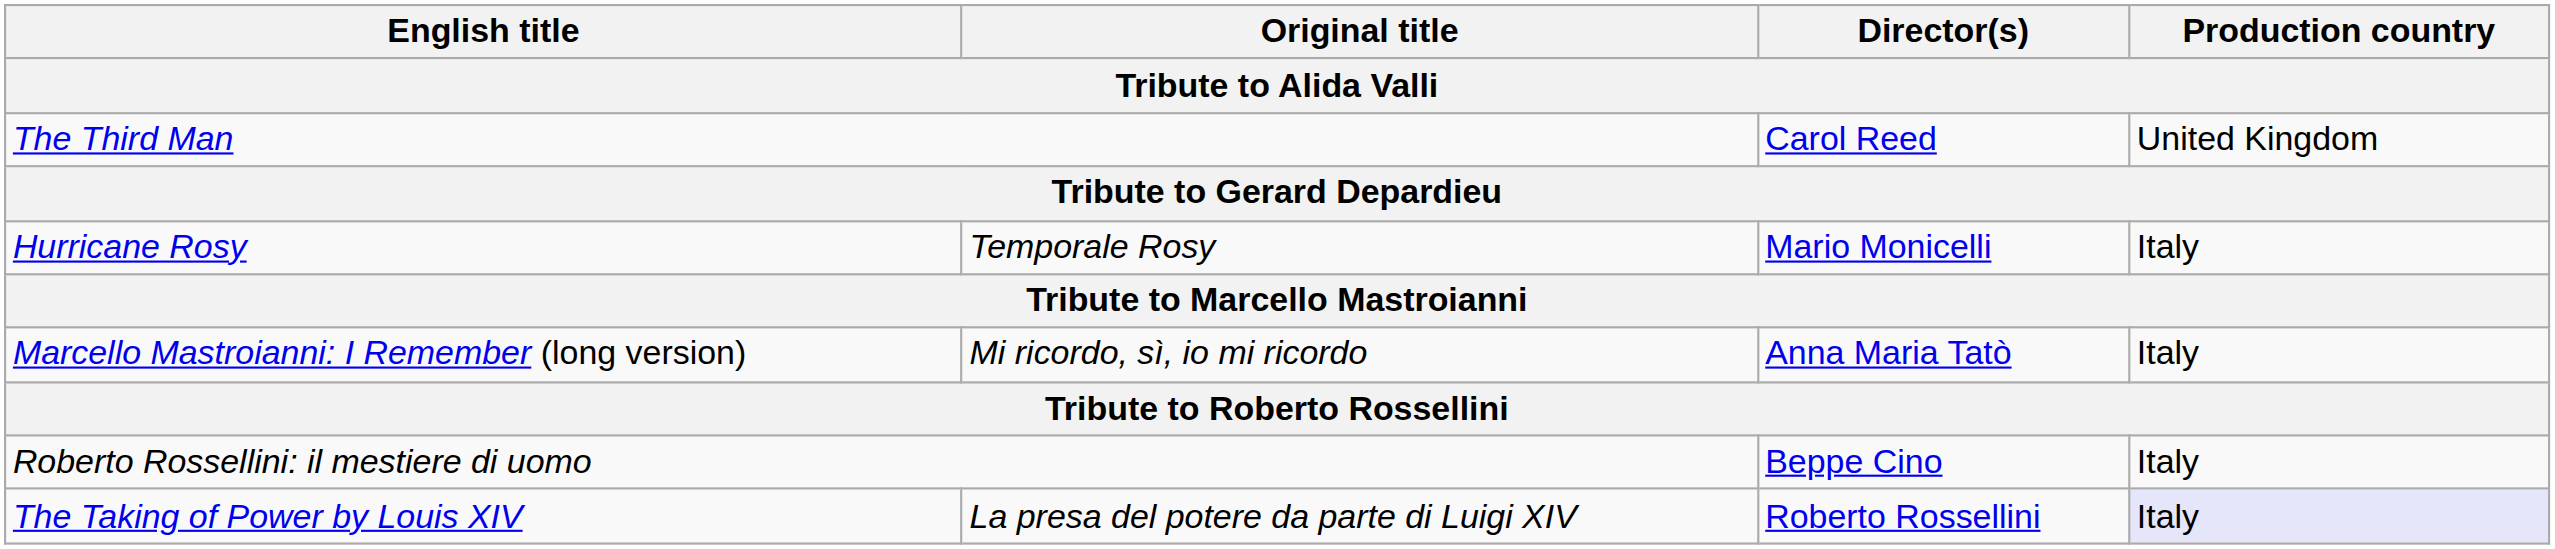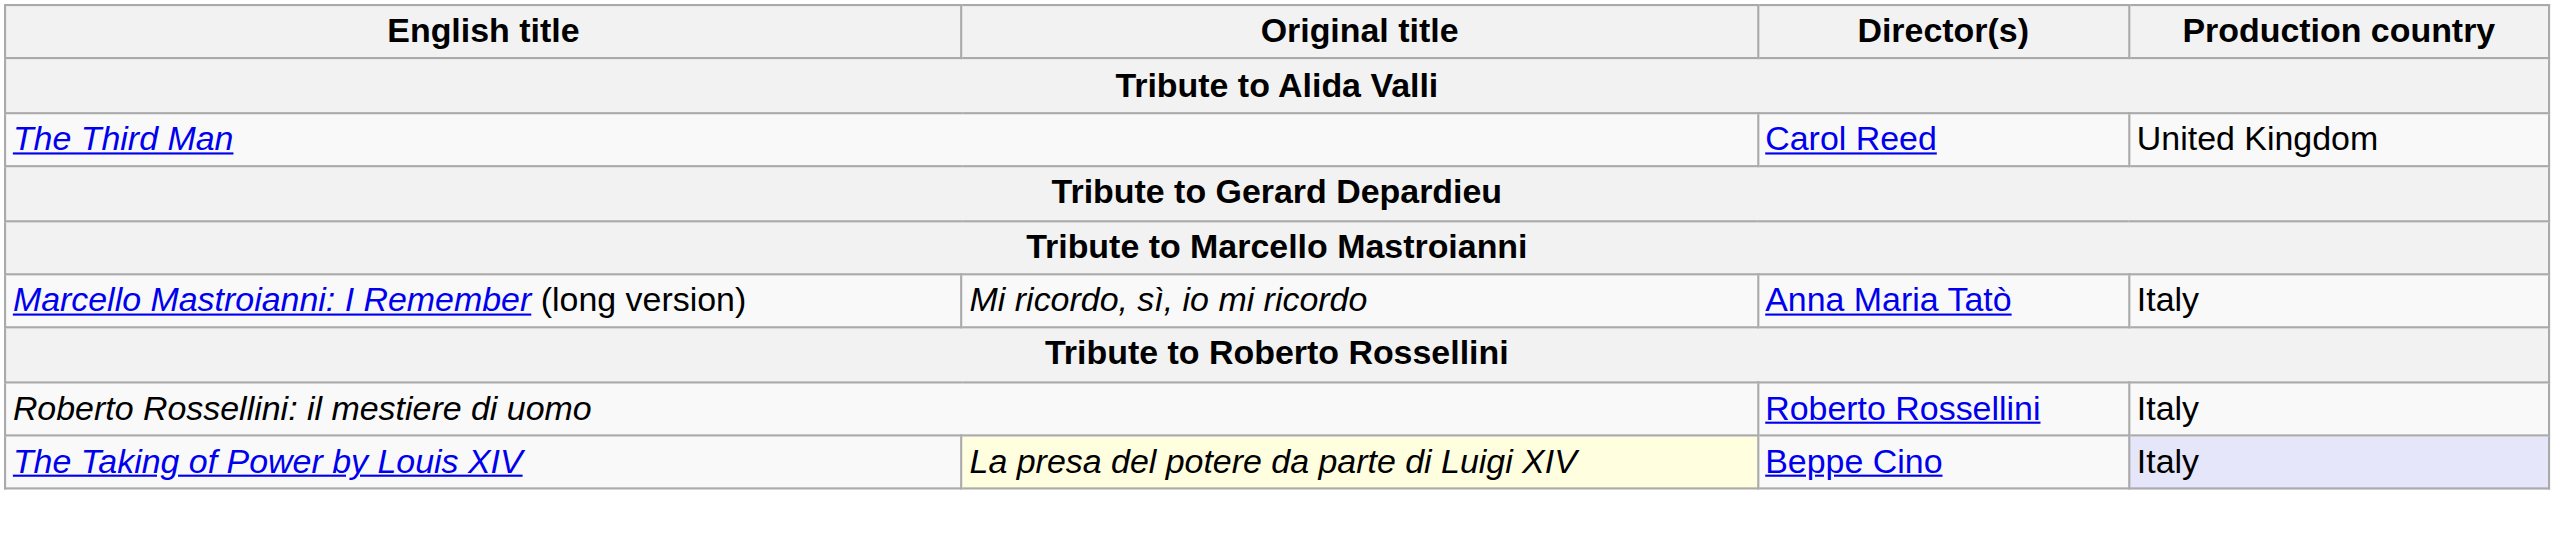- row: (130, 246)
(1854, 461) Beppe Cino -> (1903, 407) Roberto Rossellini
(1273, 515) no background -> (1273, 461) lightyellow background
(1903, 515) Roberto Rossellini -> (1854, 461) Beppe Cino
